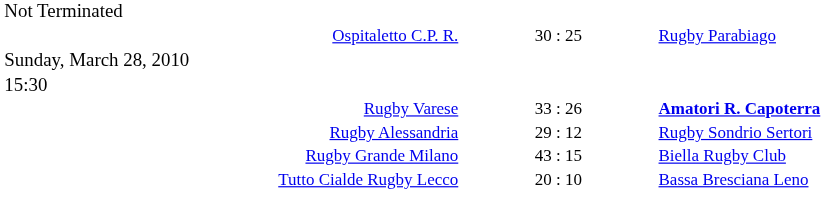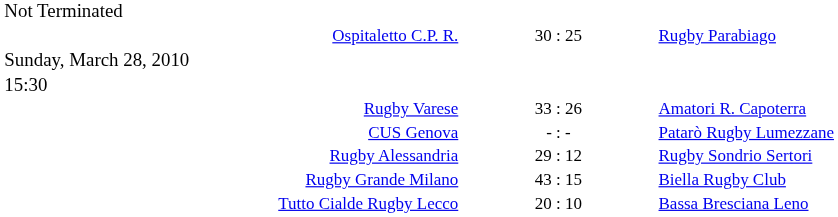(739, 108) bold -> (732, 108) normal
+ row: (413, 132)
